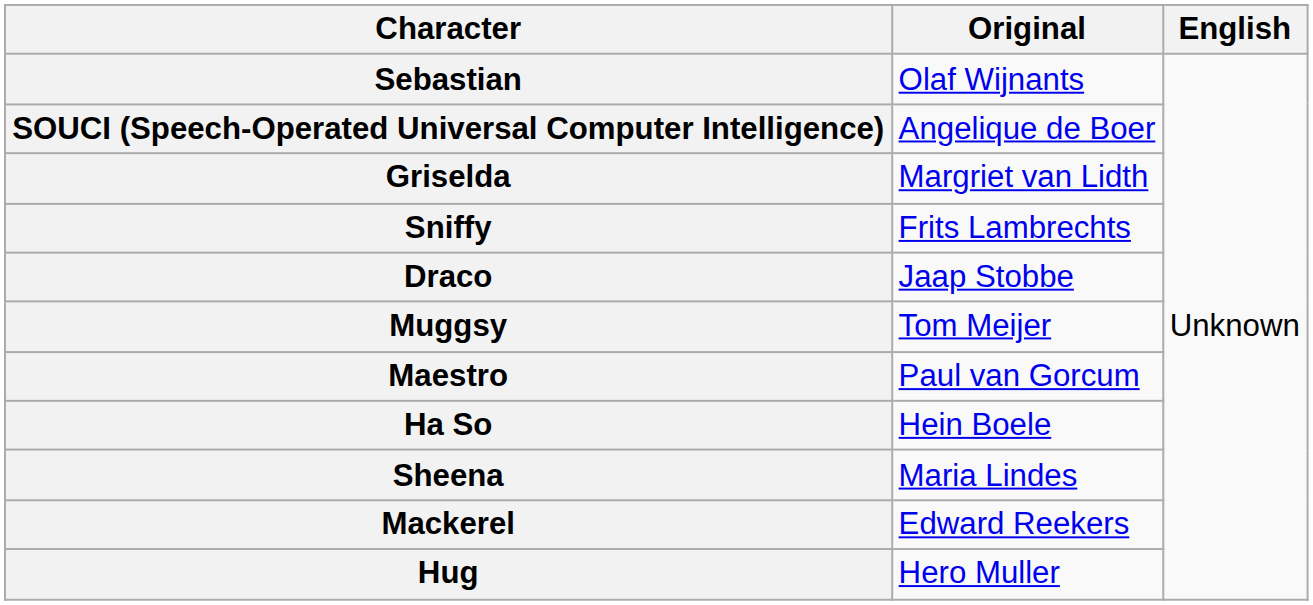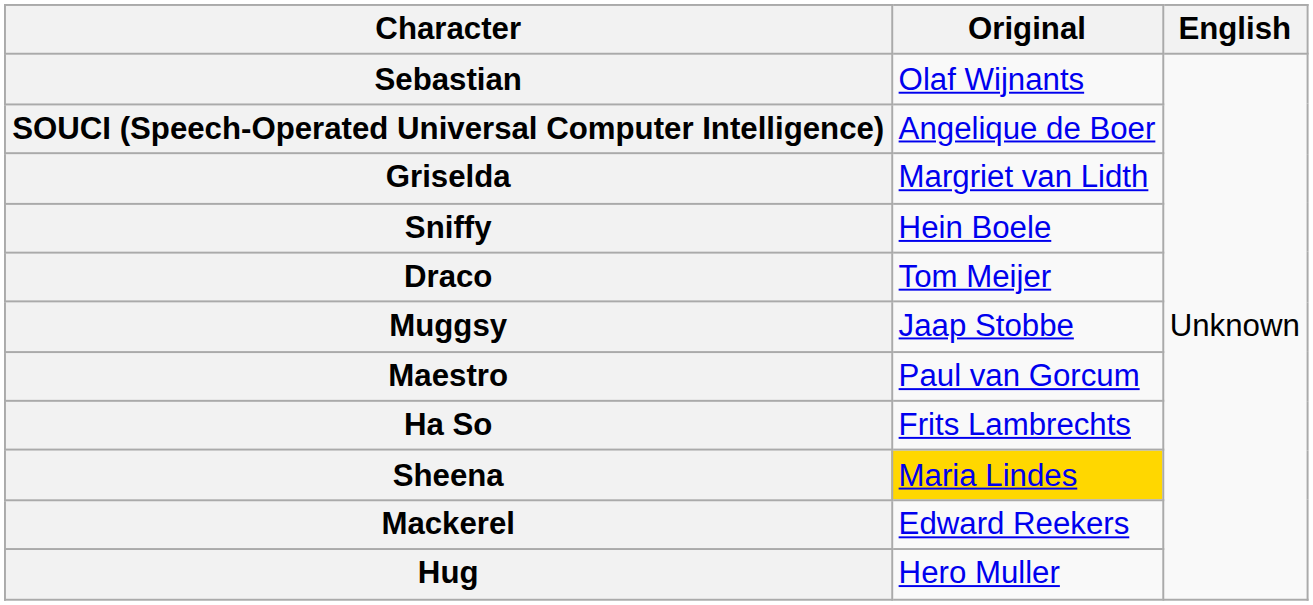(1015, 227) Frits Lambrechts -> (975, 227) Hein Boele
(986, 276) Jaap Stobbe -> (975, 276) Tom Meijer
(975, 326) Tom Meijer -> (986, 326) Jaap Stobbe
(975, 425) Hein Boele -> (1015, 425) Frits Lambrechts
(988, 474) no background -> (988, 474) gold background
